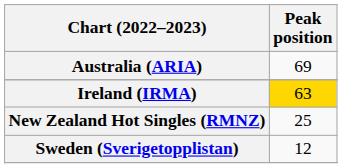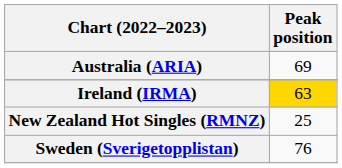(303, 148) 12 -> (303, 148) 76
